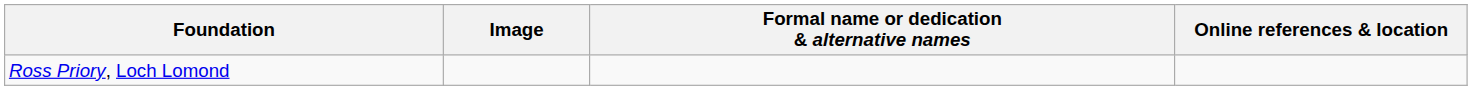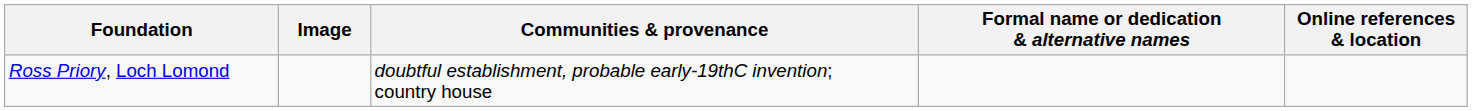+ column: (645, 29)
